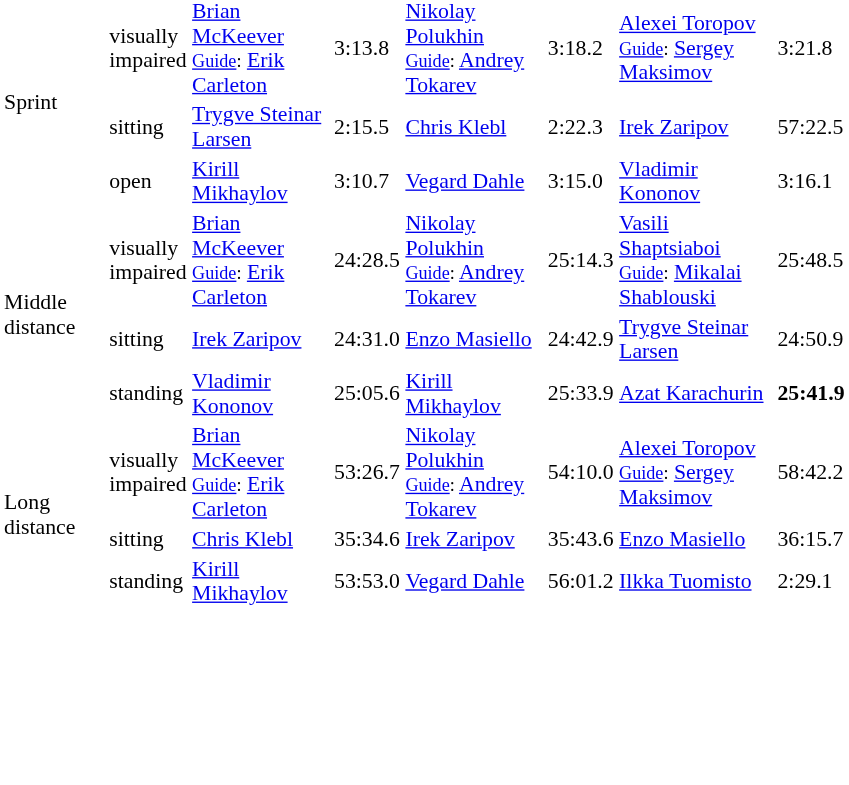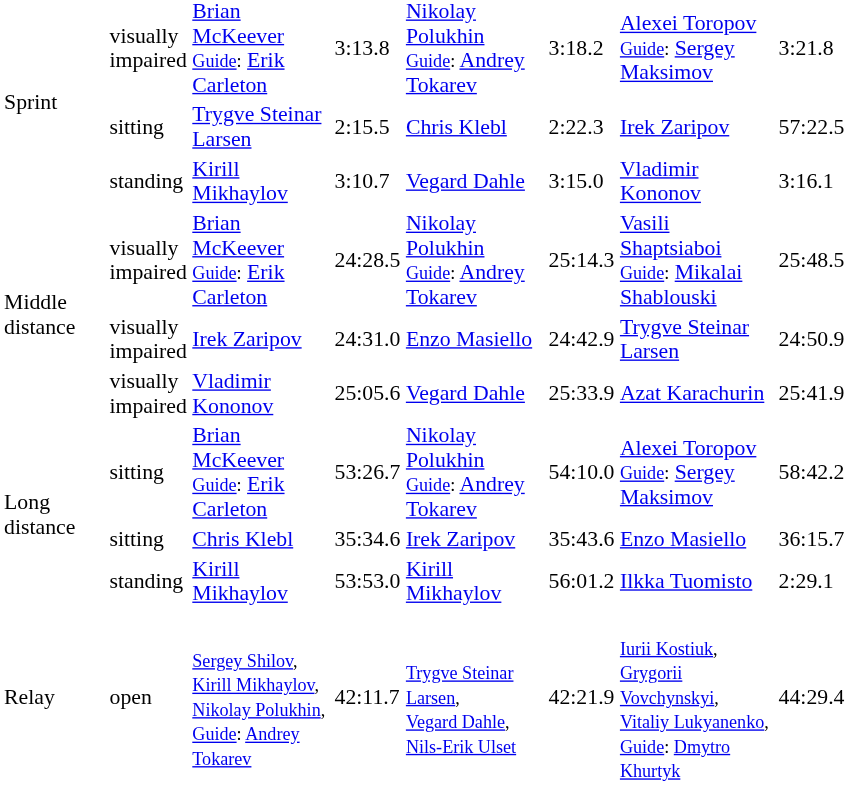(130, 181) open -> (146, 181) standing
(137, 338) sitting -> (148, 338) visually impaired
(146, 393) standing -> (148, 393) visually impaired
(453, 393) Kirill Mikhaylov -> (465, 393) Vegard Dahle
(811, 393) bold -> (812, 393) normal
(148, 472) visually impaired -> (137, 472) sitting
(465, 580) Vegard Dahle -> (454, 580) Kirill Mikhaylov
+ row: (367, 696)
